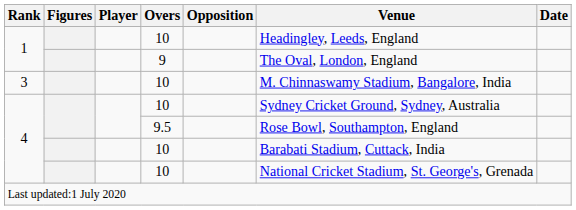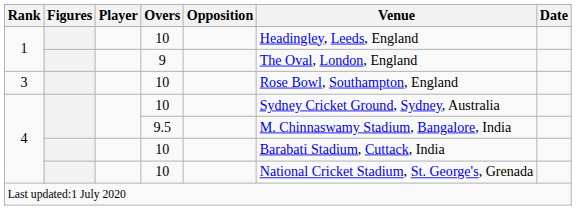(385, 82) M. Chinnaswamy Stadium, Bangalore, India -> (359, 82) Rose Bowl, Southampton, England
(359, 127) Rose Bowl, Southampton, England -> (385, 127) M. Chinnaswamy Stadium, Bangalore, India
